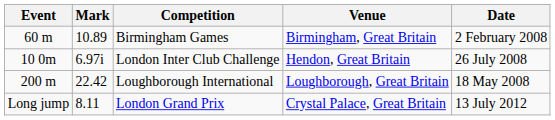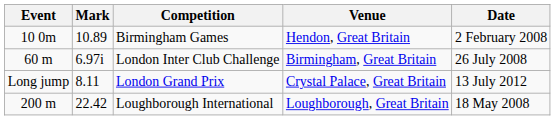(38, 37) 60 m -> (38, 37) 10 0m
(361, 37) Birmingham, Great Britain -> (348, 37) Hendon, Great Britain
(38, 59) 10 0m -> (38, 59) 60 m
(348, 59) Hendon, Great Britain -> (361, 59) Birmingham, Great Britain
rows swapped: (195, 81) <-> (170, 103)
